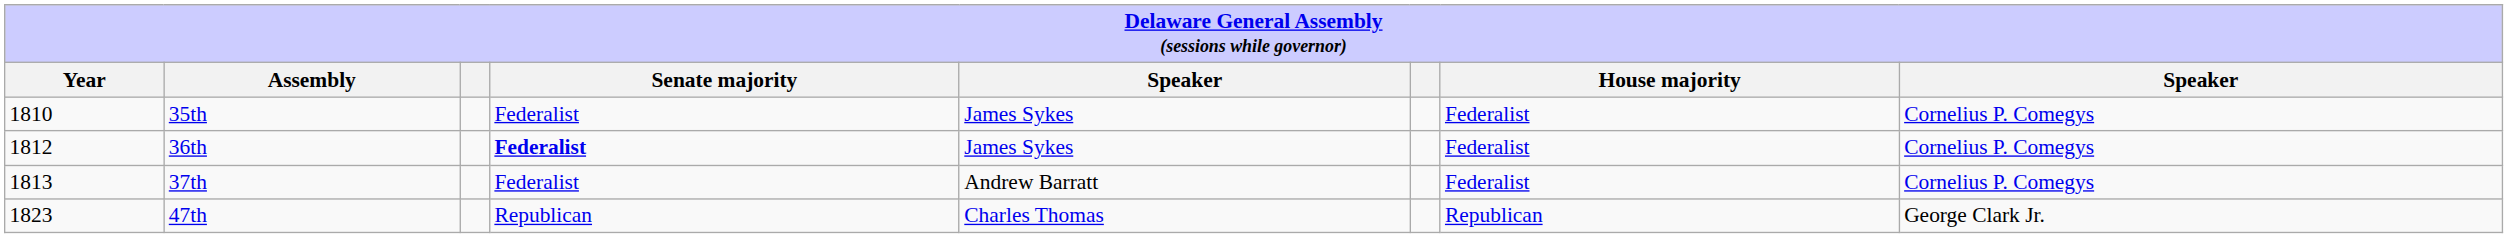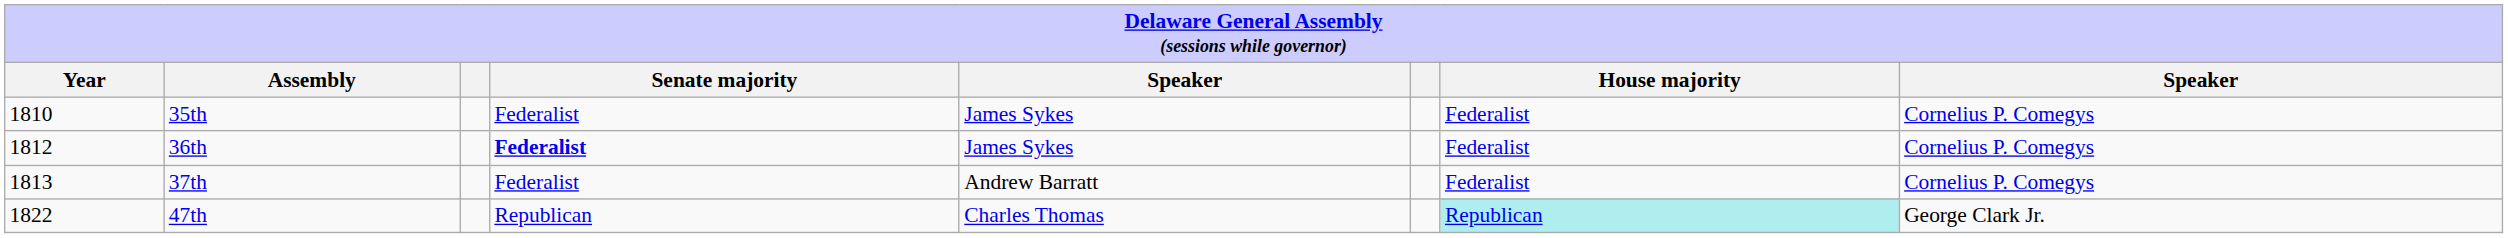(31, 215) 1823 -> (31, 215) 1822
(1494, 215) no background -> (1494, 215) paleturquoise background
